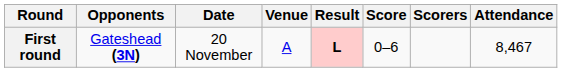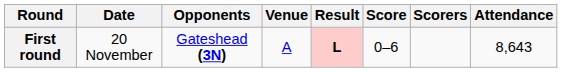columns swapped: (219, 16) <-> (126, 16)
(514, 47) 8,467 -> (514, 47) 8,643
